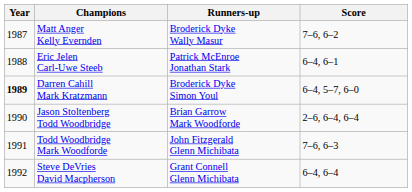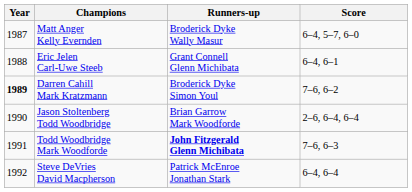(320, 34) 7–6, 6–2 -> (331, 34) 6–4, 5–7, 6–0
(205, 62) Patrick McEnroe Jonathan Stark -> (204, 62) Grant Connell Glenn Michibata
(331, 90) 6–4, 5–7, 6–0 -> (320, 90) 7–6, 6–2
(204, 145) normal -> (207, 145) bold
(204, 173) Grant Connell Glenn Michibata -> (205, 173) Patrick McEnroe Jonathan Stark
